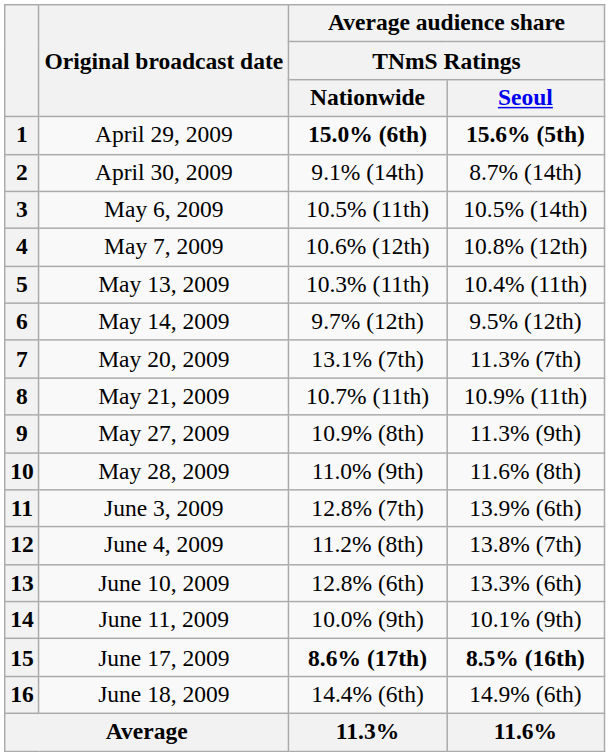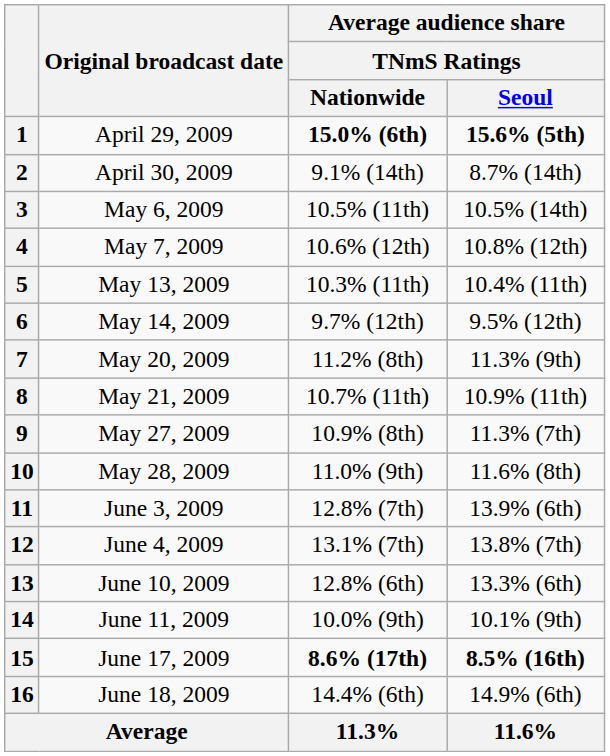(368, 358) 13.1% (7th) -> (368, 358) 11.2% (8th)
(525, 358) 11.3% (7th) -> (525, 358) 11.3% (9th)
(525, 433) 11.3% (9th) -> (525, 433) 11.3% (7th)
(368, 545) 11.2% (8th) -> (368, 545) 13.1% (7th)
